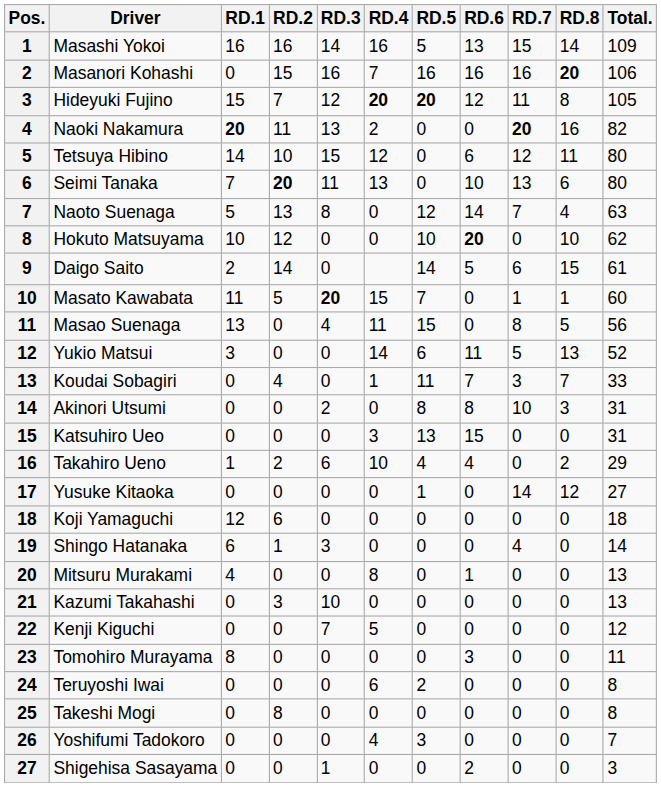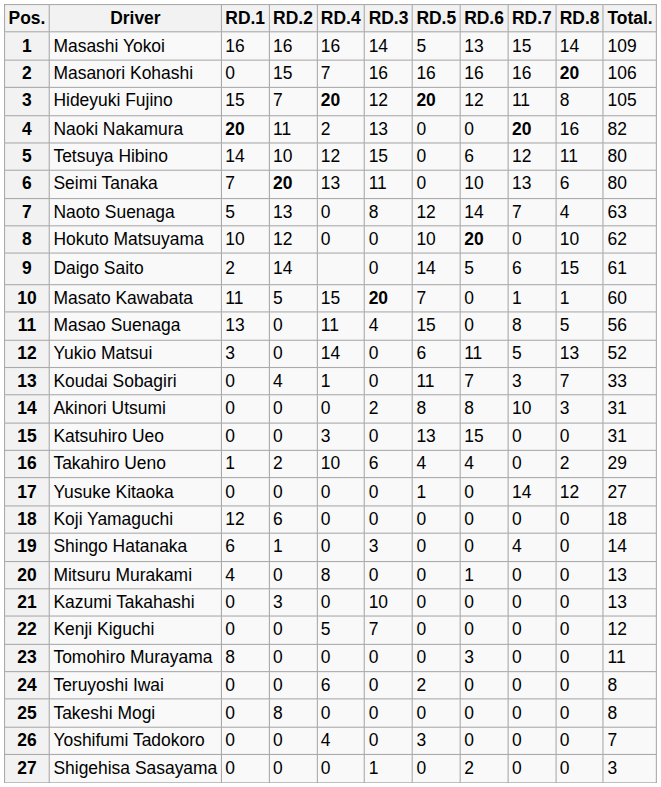columns swapped: (341, 18) <-> (389, 18)
